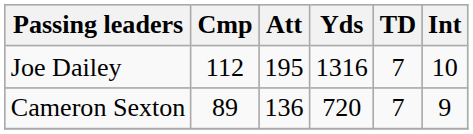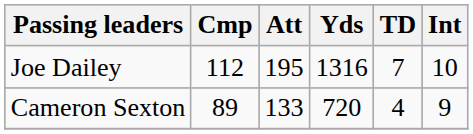(284, 107) 136 -> (284, 107) 133
(398, 107) 7 -> (398, 107) 4
